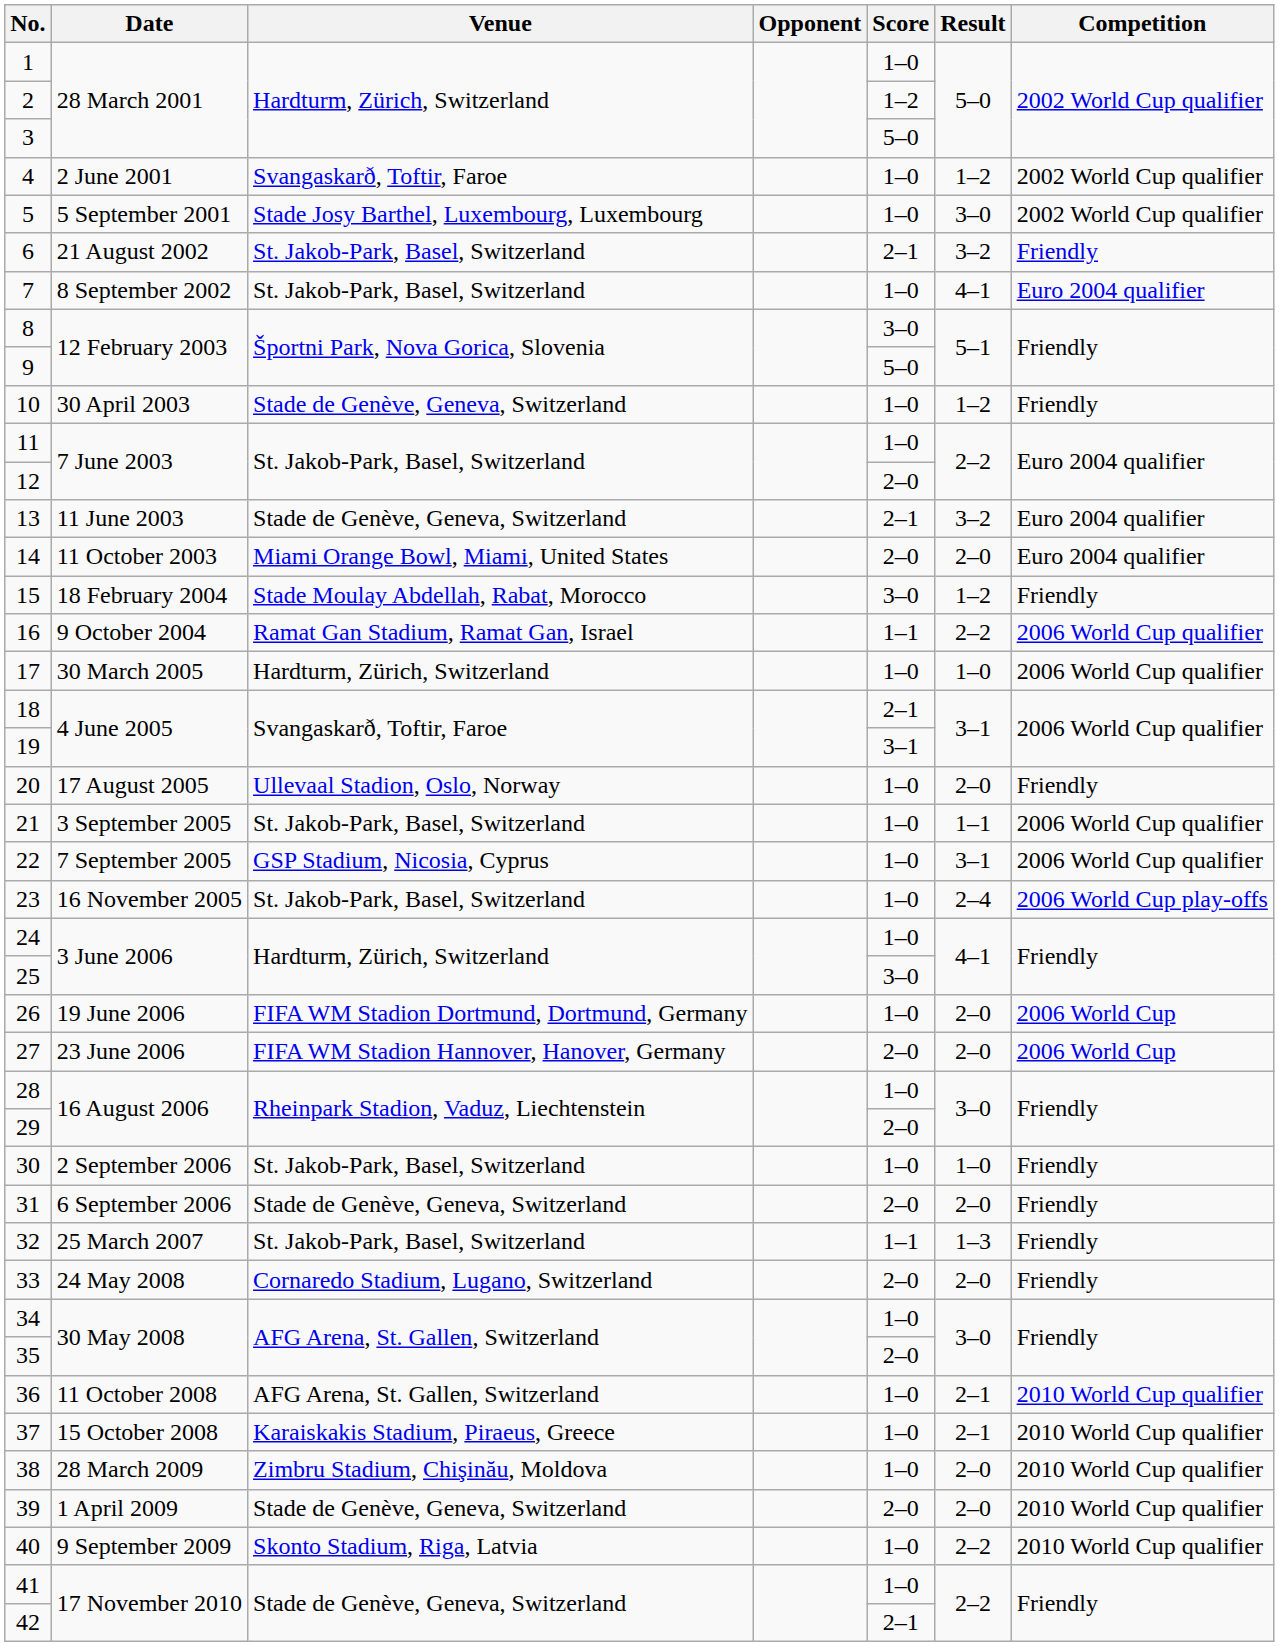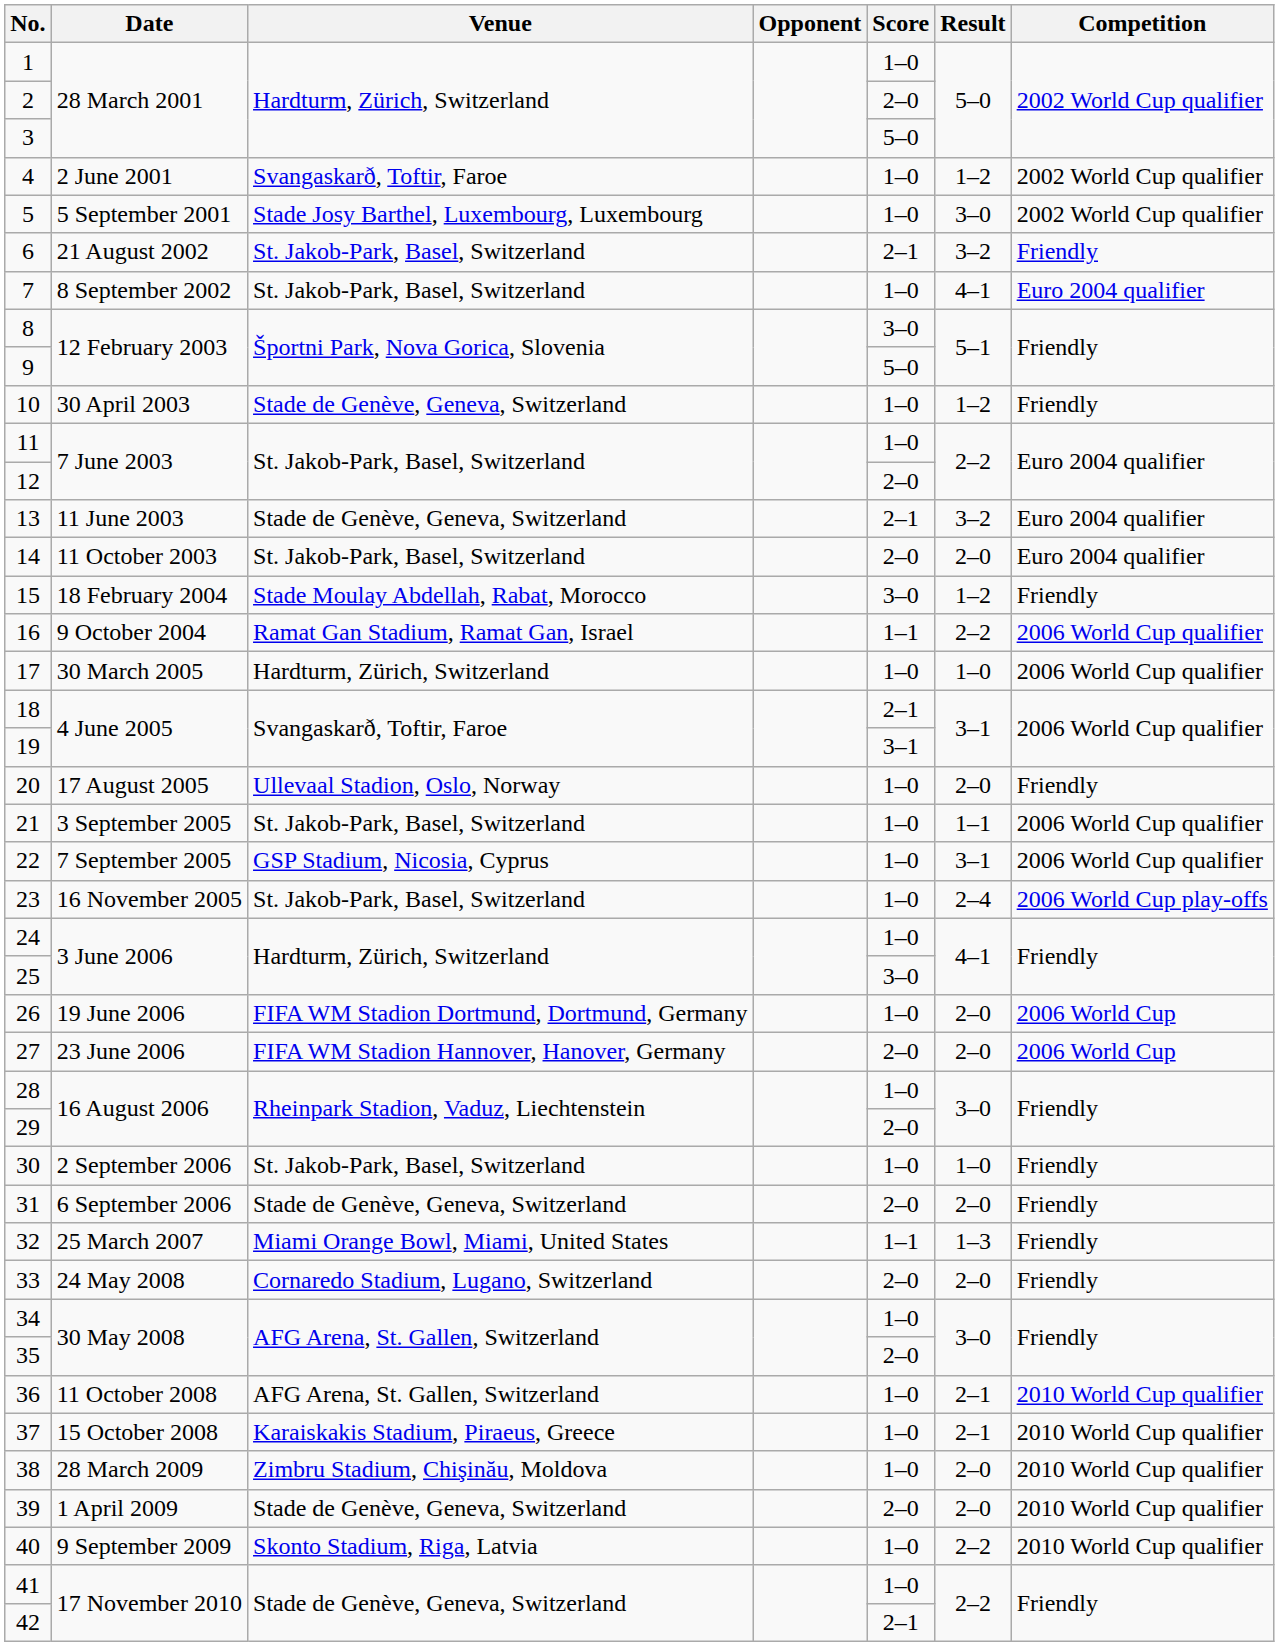(901, 99) 1–2 -> (901, 99) 2–0
(461, 556) Miami Orange Bowl, Miami, United States -> (419, 556) St. Jakob-Park, Basel, Switzerland
(419, 1241) St. Jakob-Park, Basel, Switzerland -> (461, 1241) Miami Orange Bowl, Miami, United States
